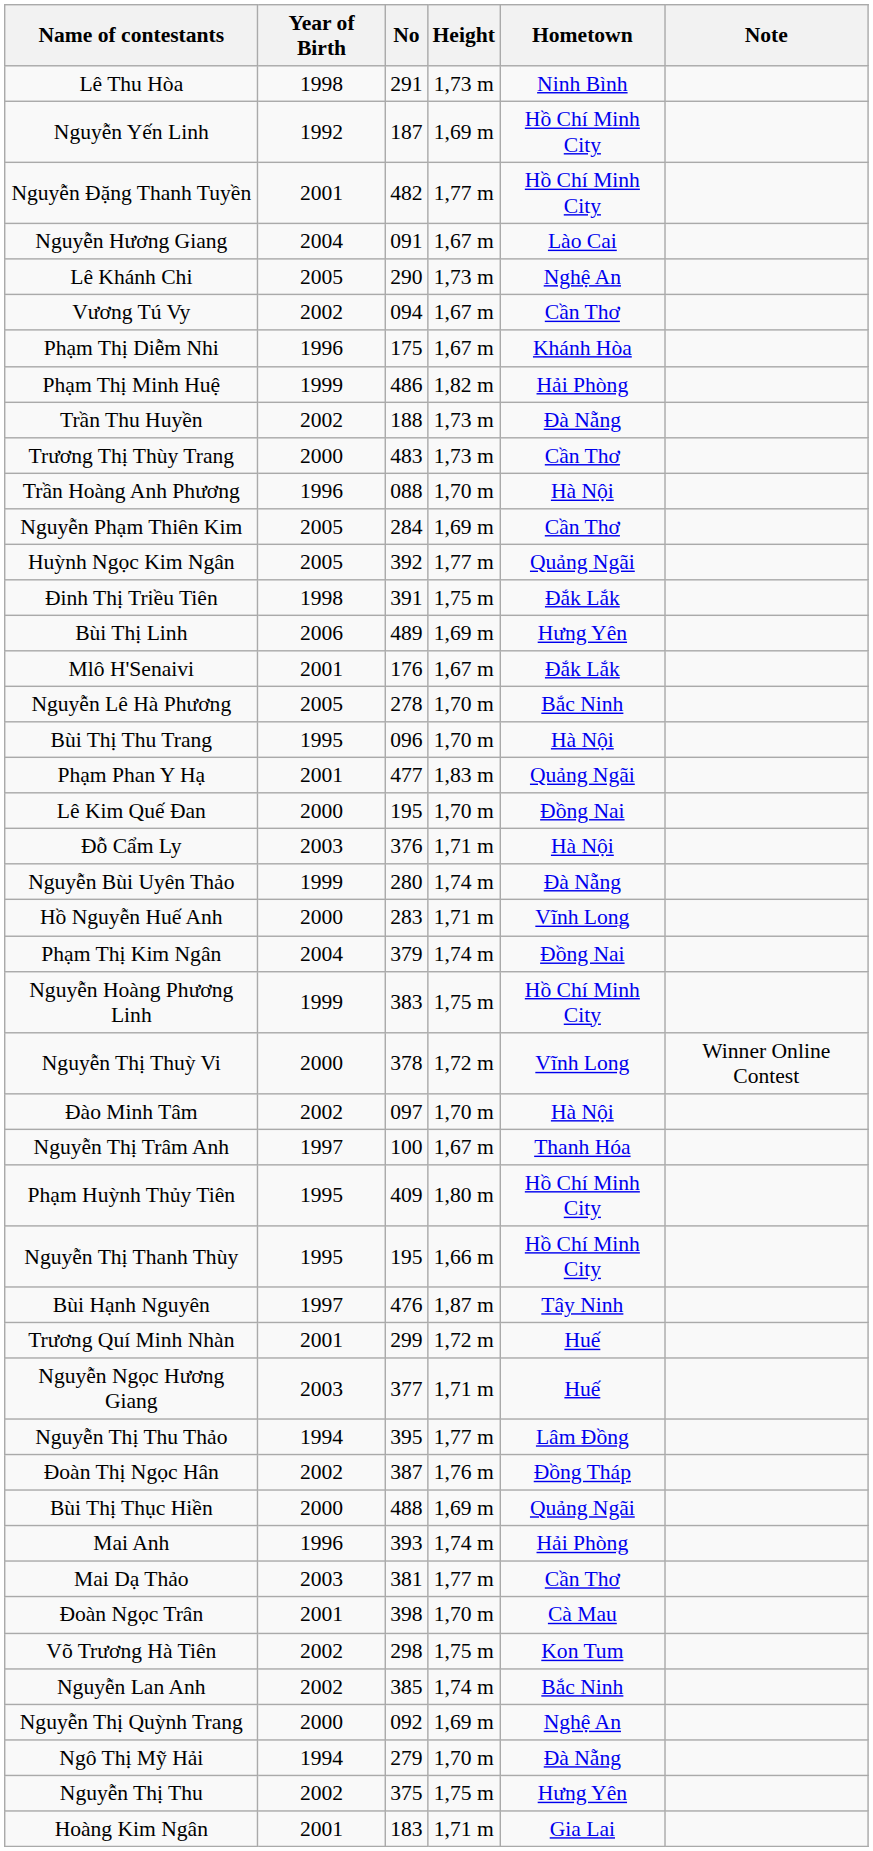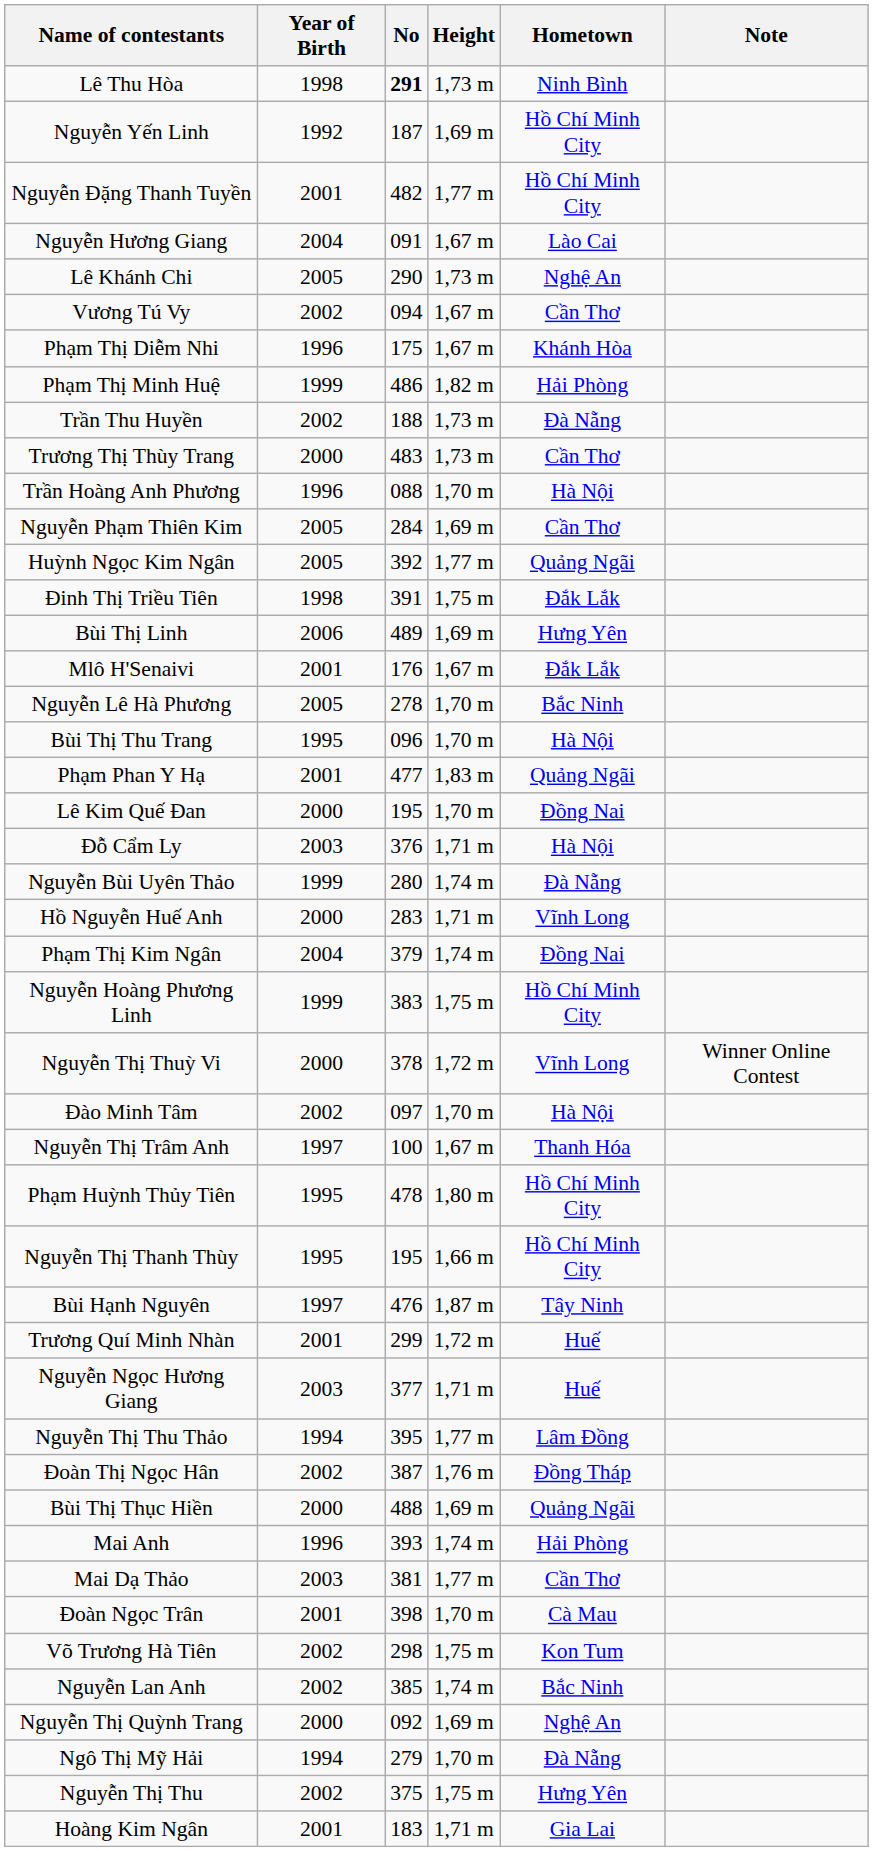(406, 83) normal -> (406, 83) bold
(406, 1195) 409 -> (406, 1195) 478
